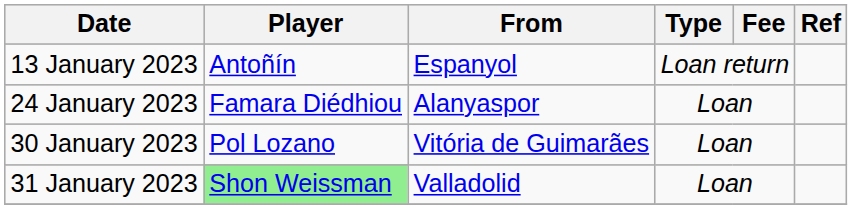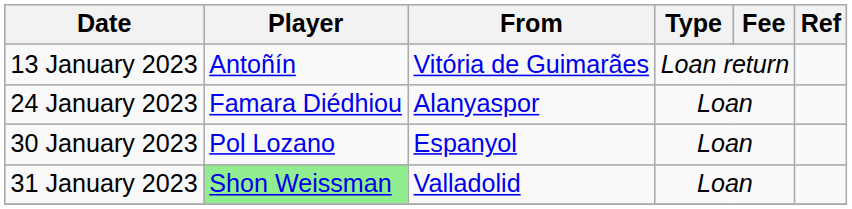(465, 64) Espanyol -> (531, 64) Vitória de Guimarães
(531, 143) Vitória de Guimarães -> (465, 143) Espanyol
